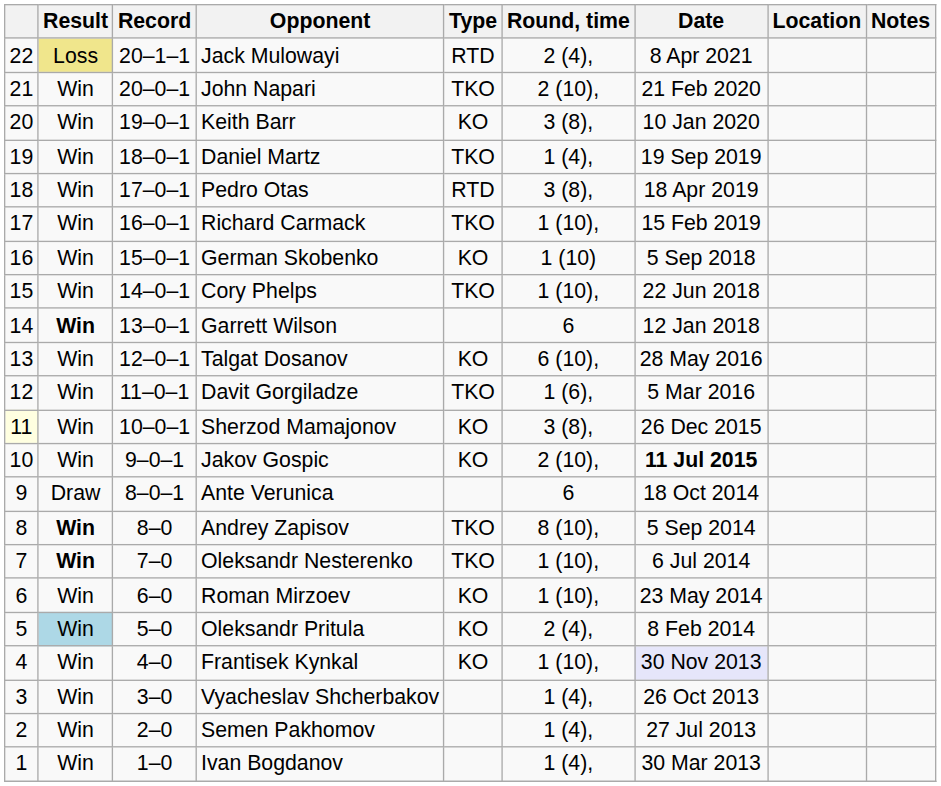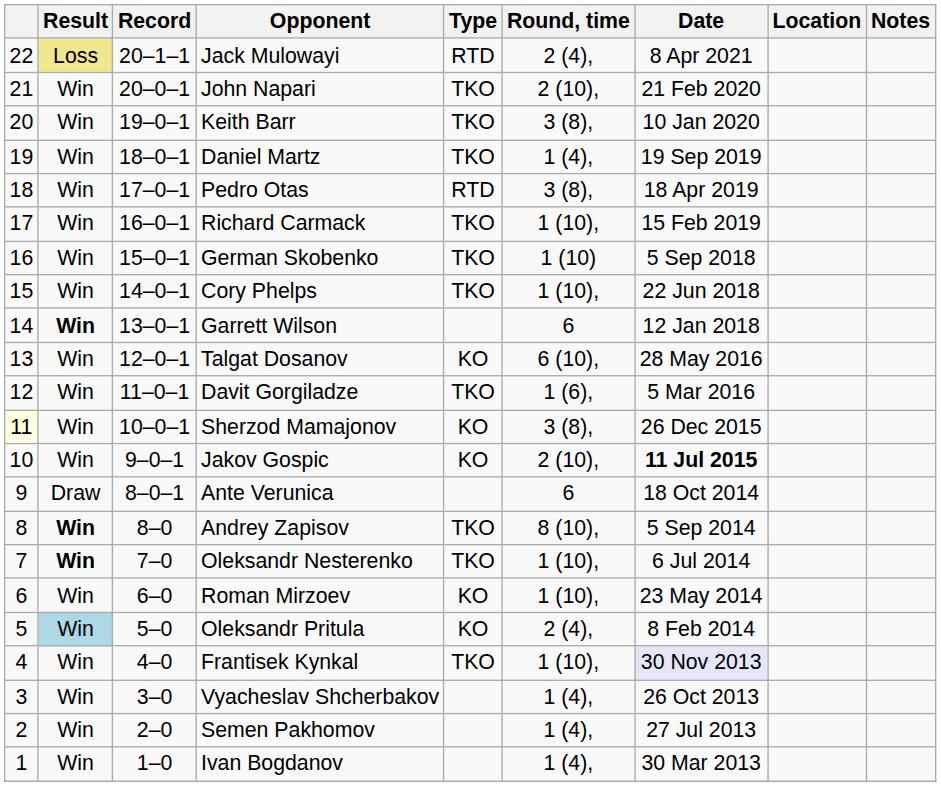(473, 122) KO -> (473, 122) TKO
(473, 257) KO -> (473, 257) TKO
(473, 662) KO -> (473, 662) TKO
